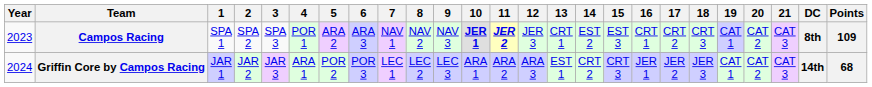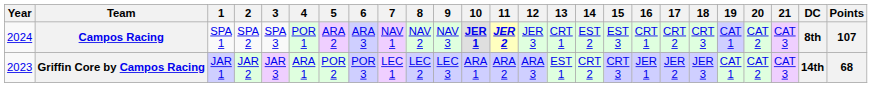(20, 37) 2023 -> (20, 37) 2024
(847, 37) 109 -> (847, 37) 107
(20, 67) 2024 -> (20, 67) 2023
